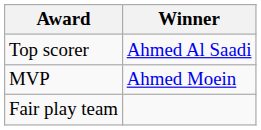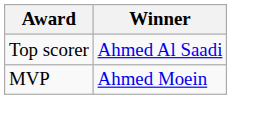- row: (63, 109)
